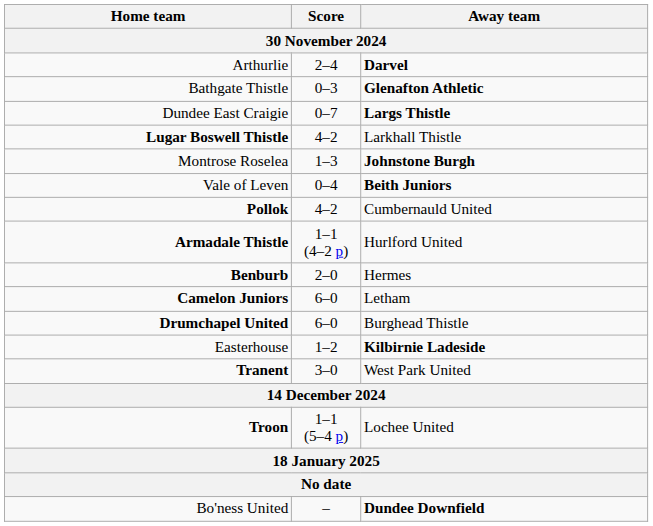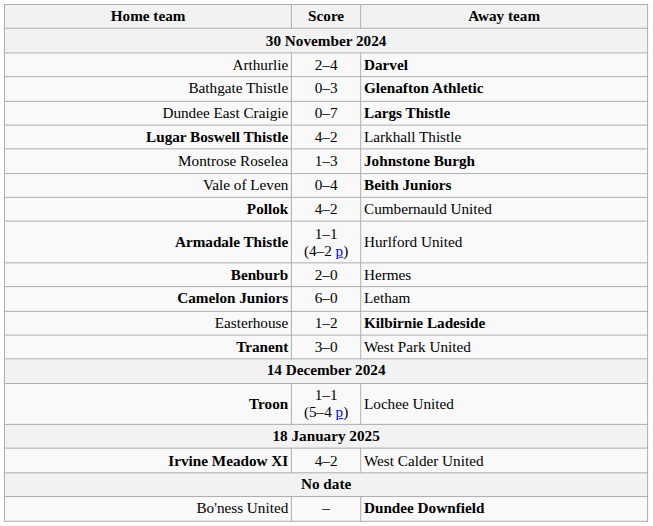- row: (224, 322)
+ row: (228, 460)
